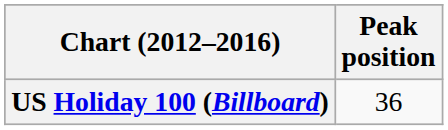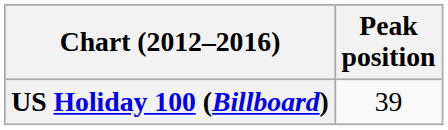(389, 101) 36 -> (389, 101) 39
